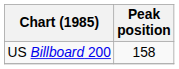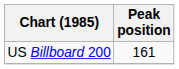(144, 52) 158 -> (144, 52) 161
